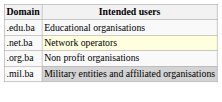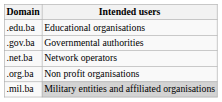+ row: (21, 43)
(81, 43) lightyellow background -> (81, 58) no background
